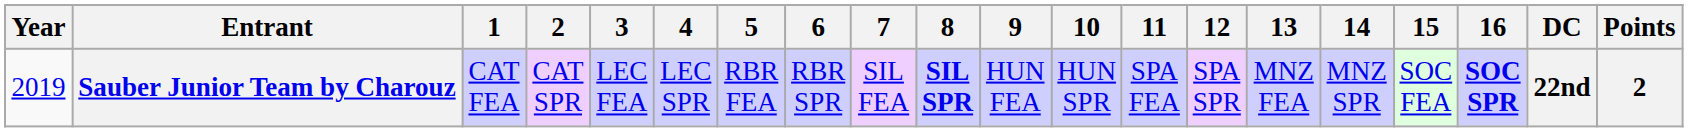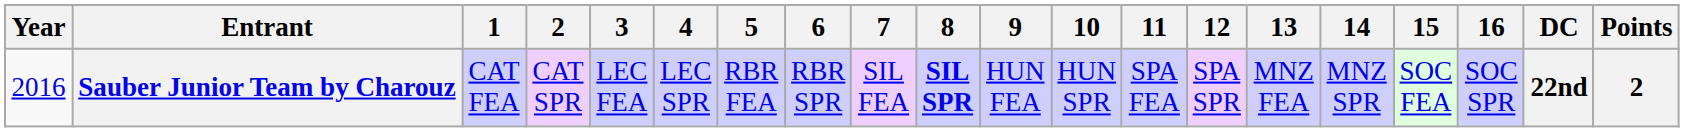(38, 86) 2019 -> (38, 86) 2016
(1493, 86) bold -> (1491, 86) normal
